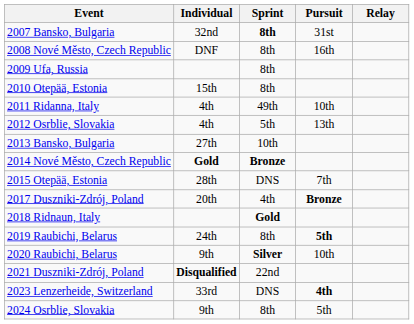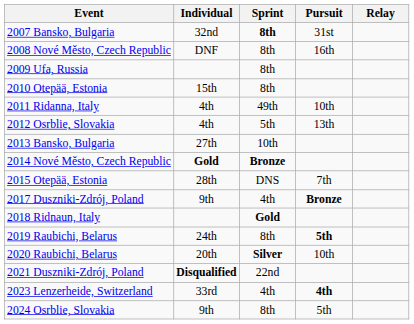(206, 198) 20th -> (206, 198) 9th
(206, 254) 9th -> (206, 254) 20th
(268, 291) DNS -> (268, 291) 4th
